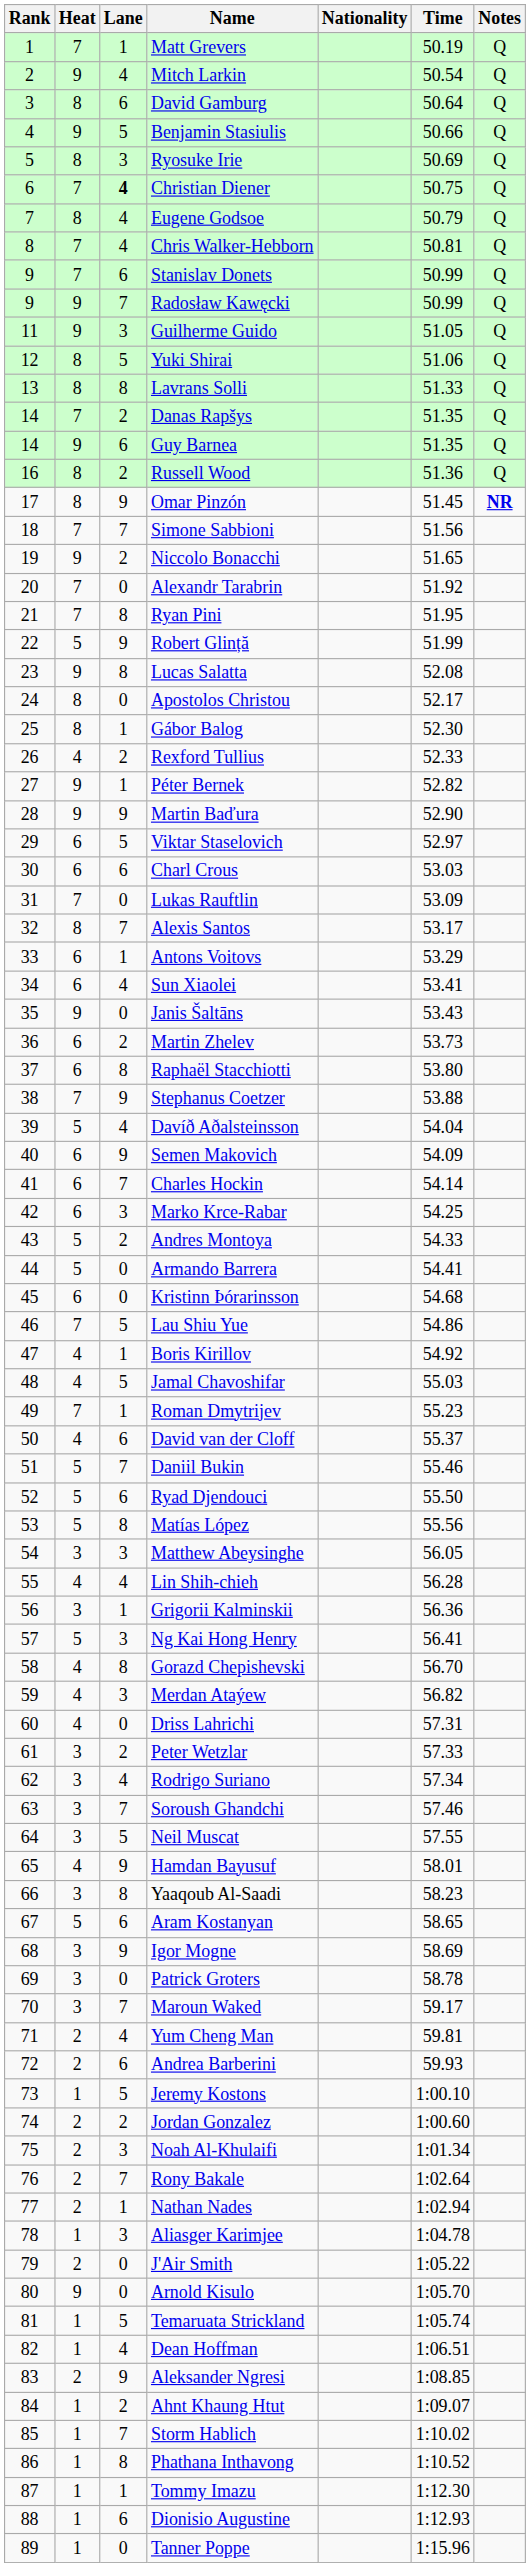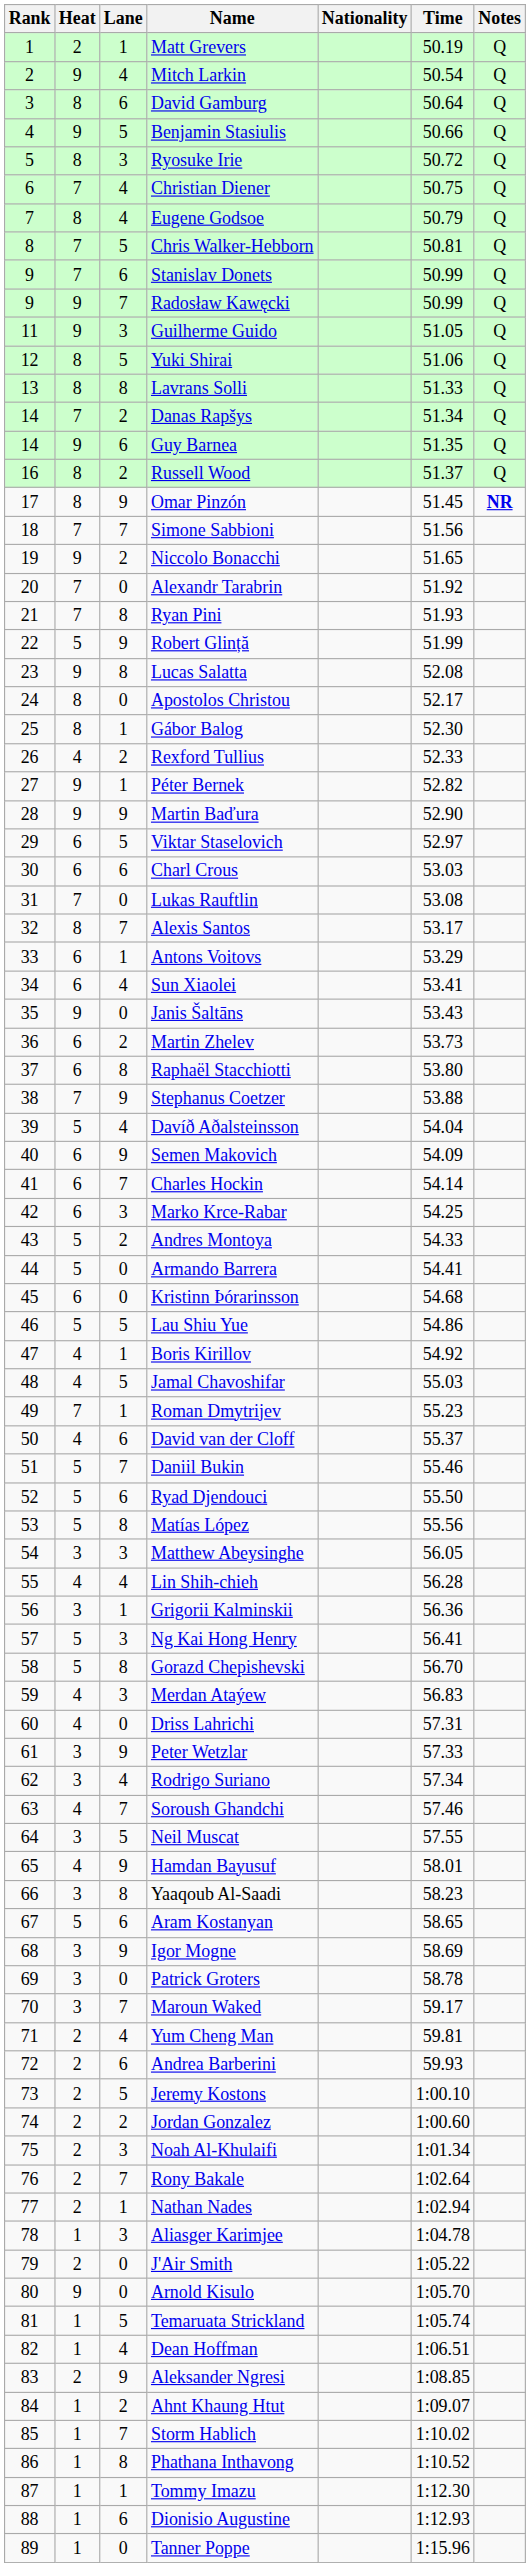(77, 47) 7 -> (77, 47) 2
(443, 160) 50.69 -> (443, 160) 50.72
(123, 189) bold -> (123, 189) normal
(123, 246) 4 -> (123, 246) 5
(443, 416) 51.35 -> (443, 416) 51.34
(443, 473) 51.36 -> (443, 473) 51.37
(443, 615) 51.95 -> (443, 615) 51.93
(443, 899) 53.09 -> (443, 899) 53.08
(77, 1326) 7 -> (77, 1326) 5
(77, 1667) 4 -> (77, 1667) 5
(443, 1695) 56.82 -> (443, 1695) 56.83
(123, 1752) 2 -> (123, 1752) 9
(77, 1809) 3 -> (77, 1809) 4
(77, 2093) 1 -> (77, 2093) 2
